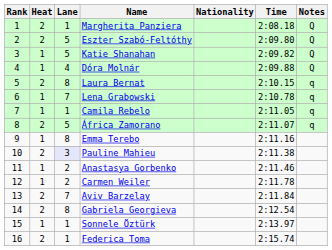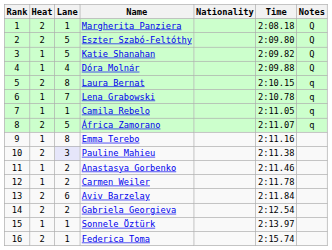(67, 196) 7 -> (67, 196) 6
(67, 210) 8 -> (67, 210) 2
